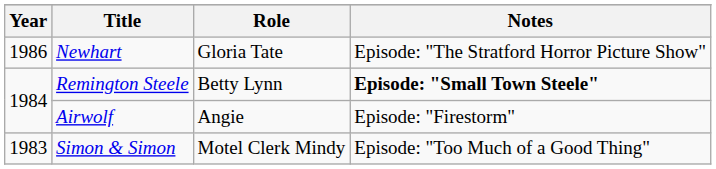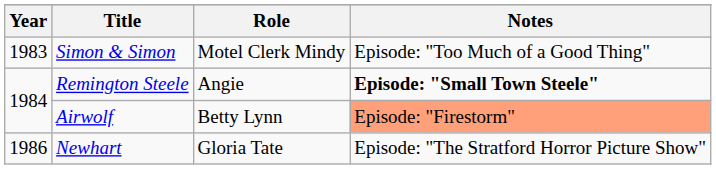rows swapped: (116, 148) <-> (89, 52)
(240, 84) Betty Lynn -> (221, 84) Angie
(221, 116) Angie -> (240, 116) Betty Lynn
(435, 116) no background -> (435, 116) lightsalmon background
